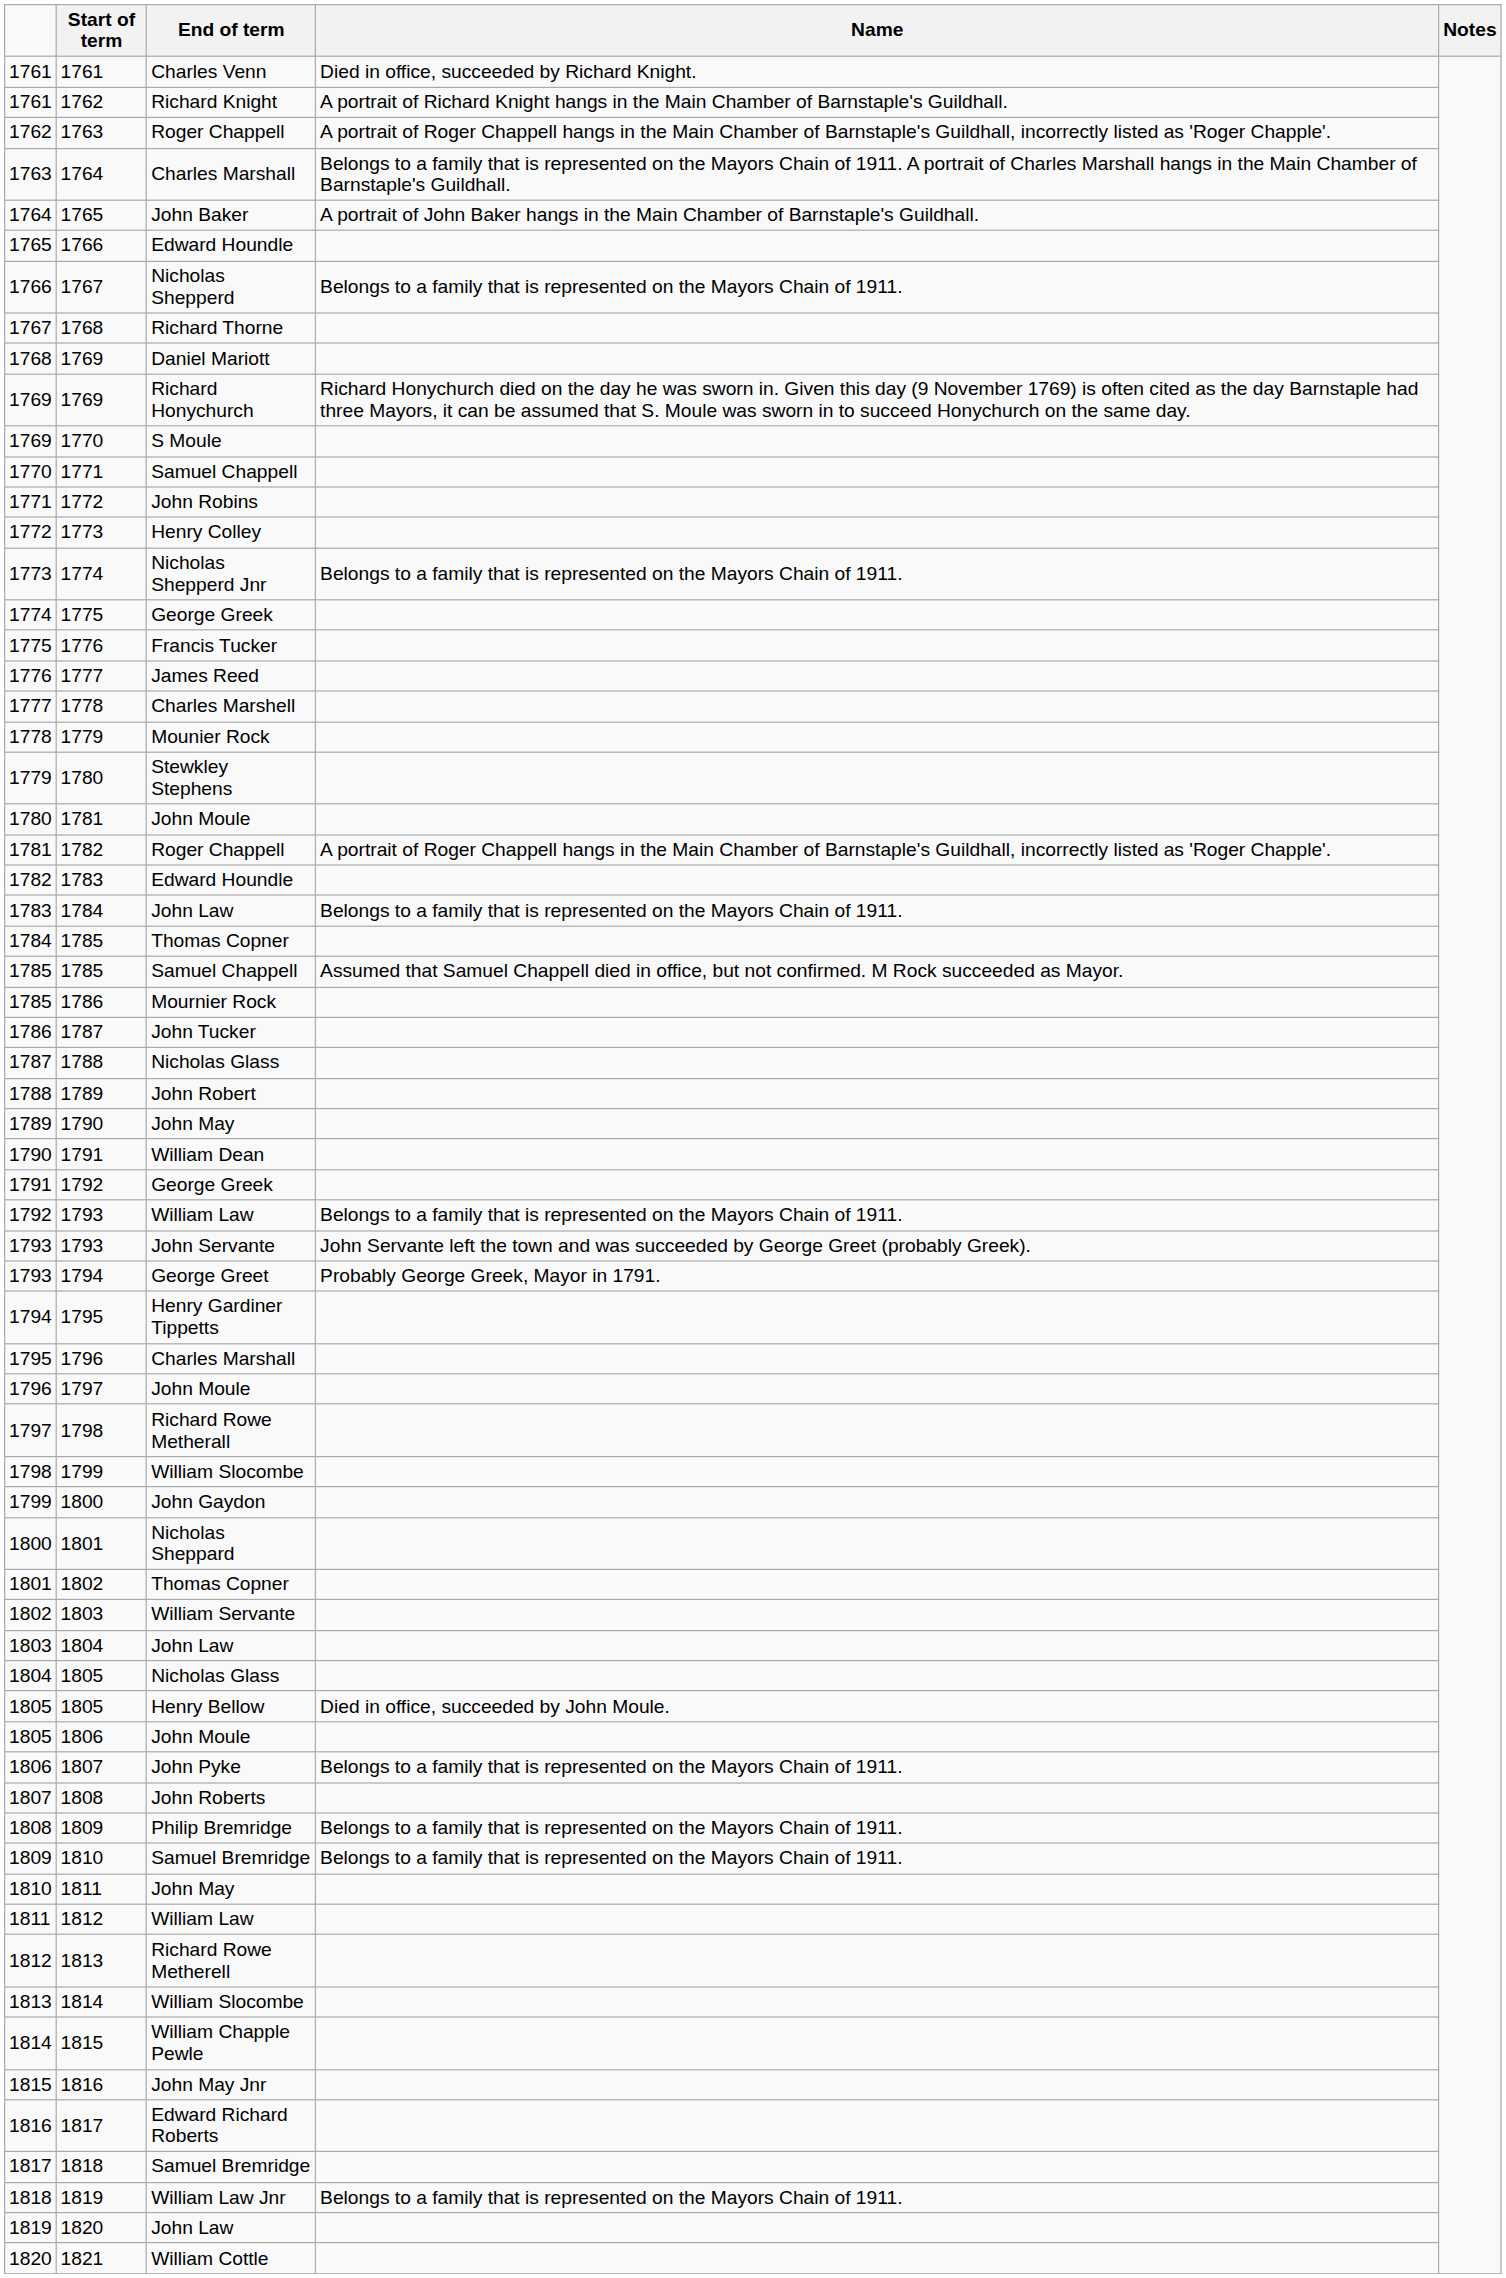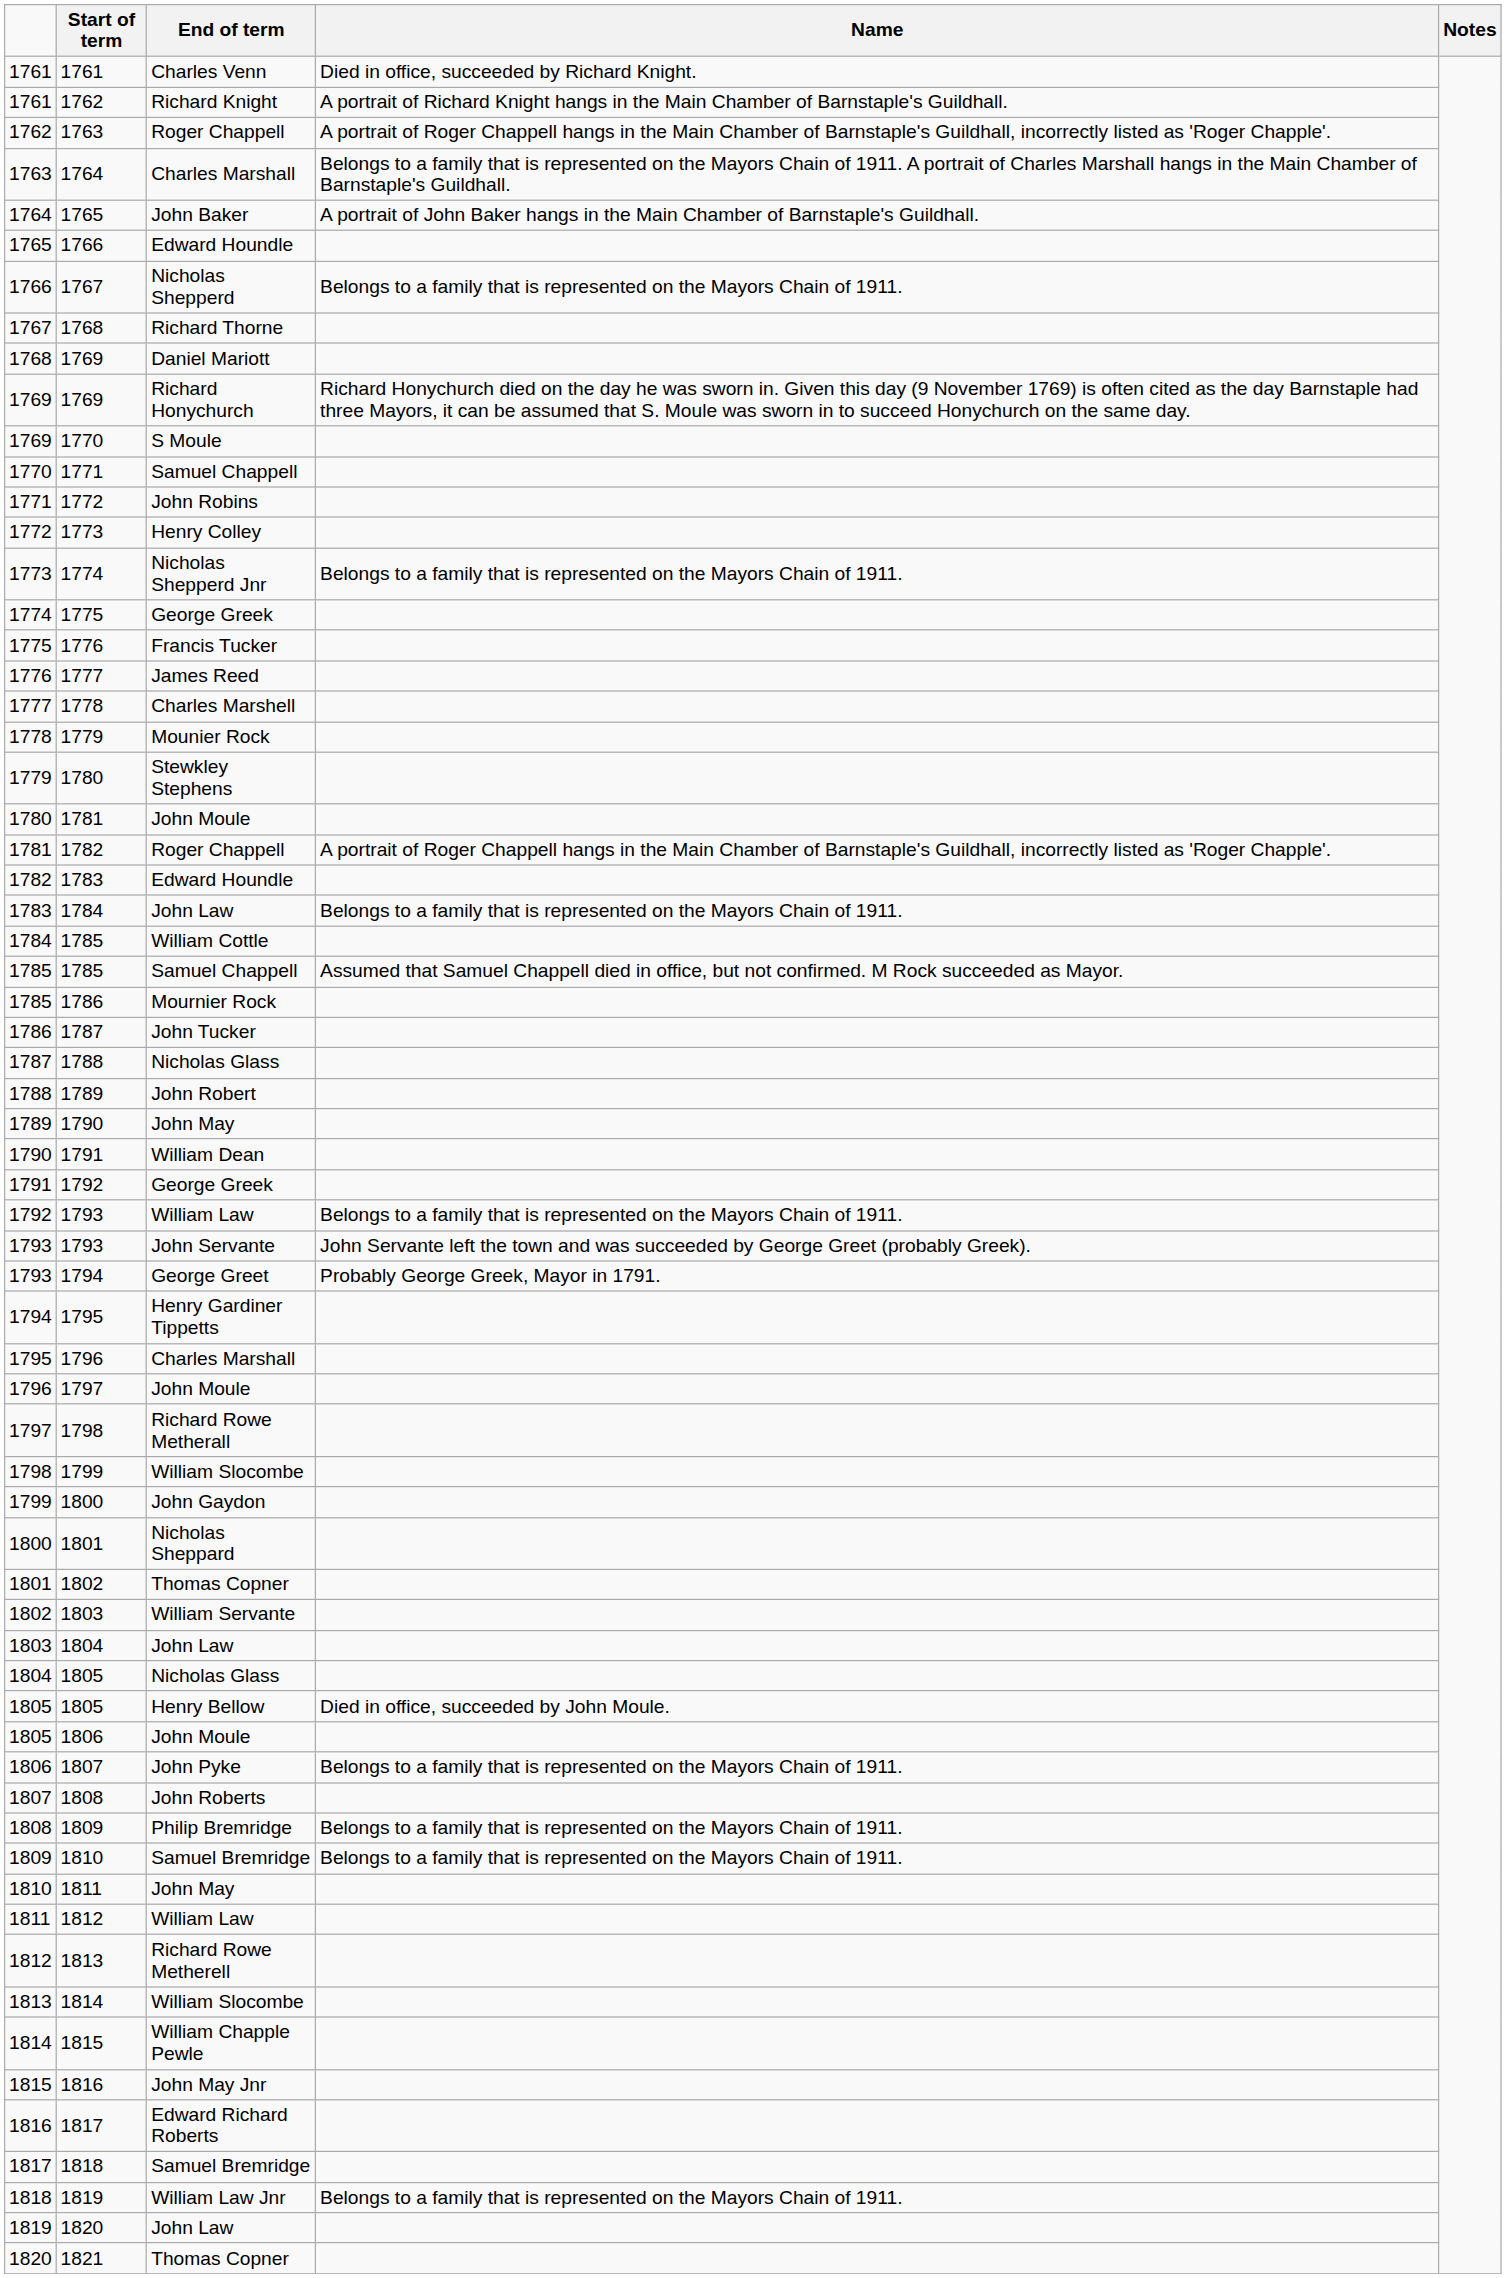(220, 941) Thomas Copner -> (210, 941) William Cottle
(210, 2258) William Cottle -> (220, 2258) Thomas Copner
